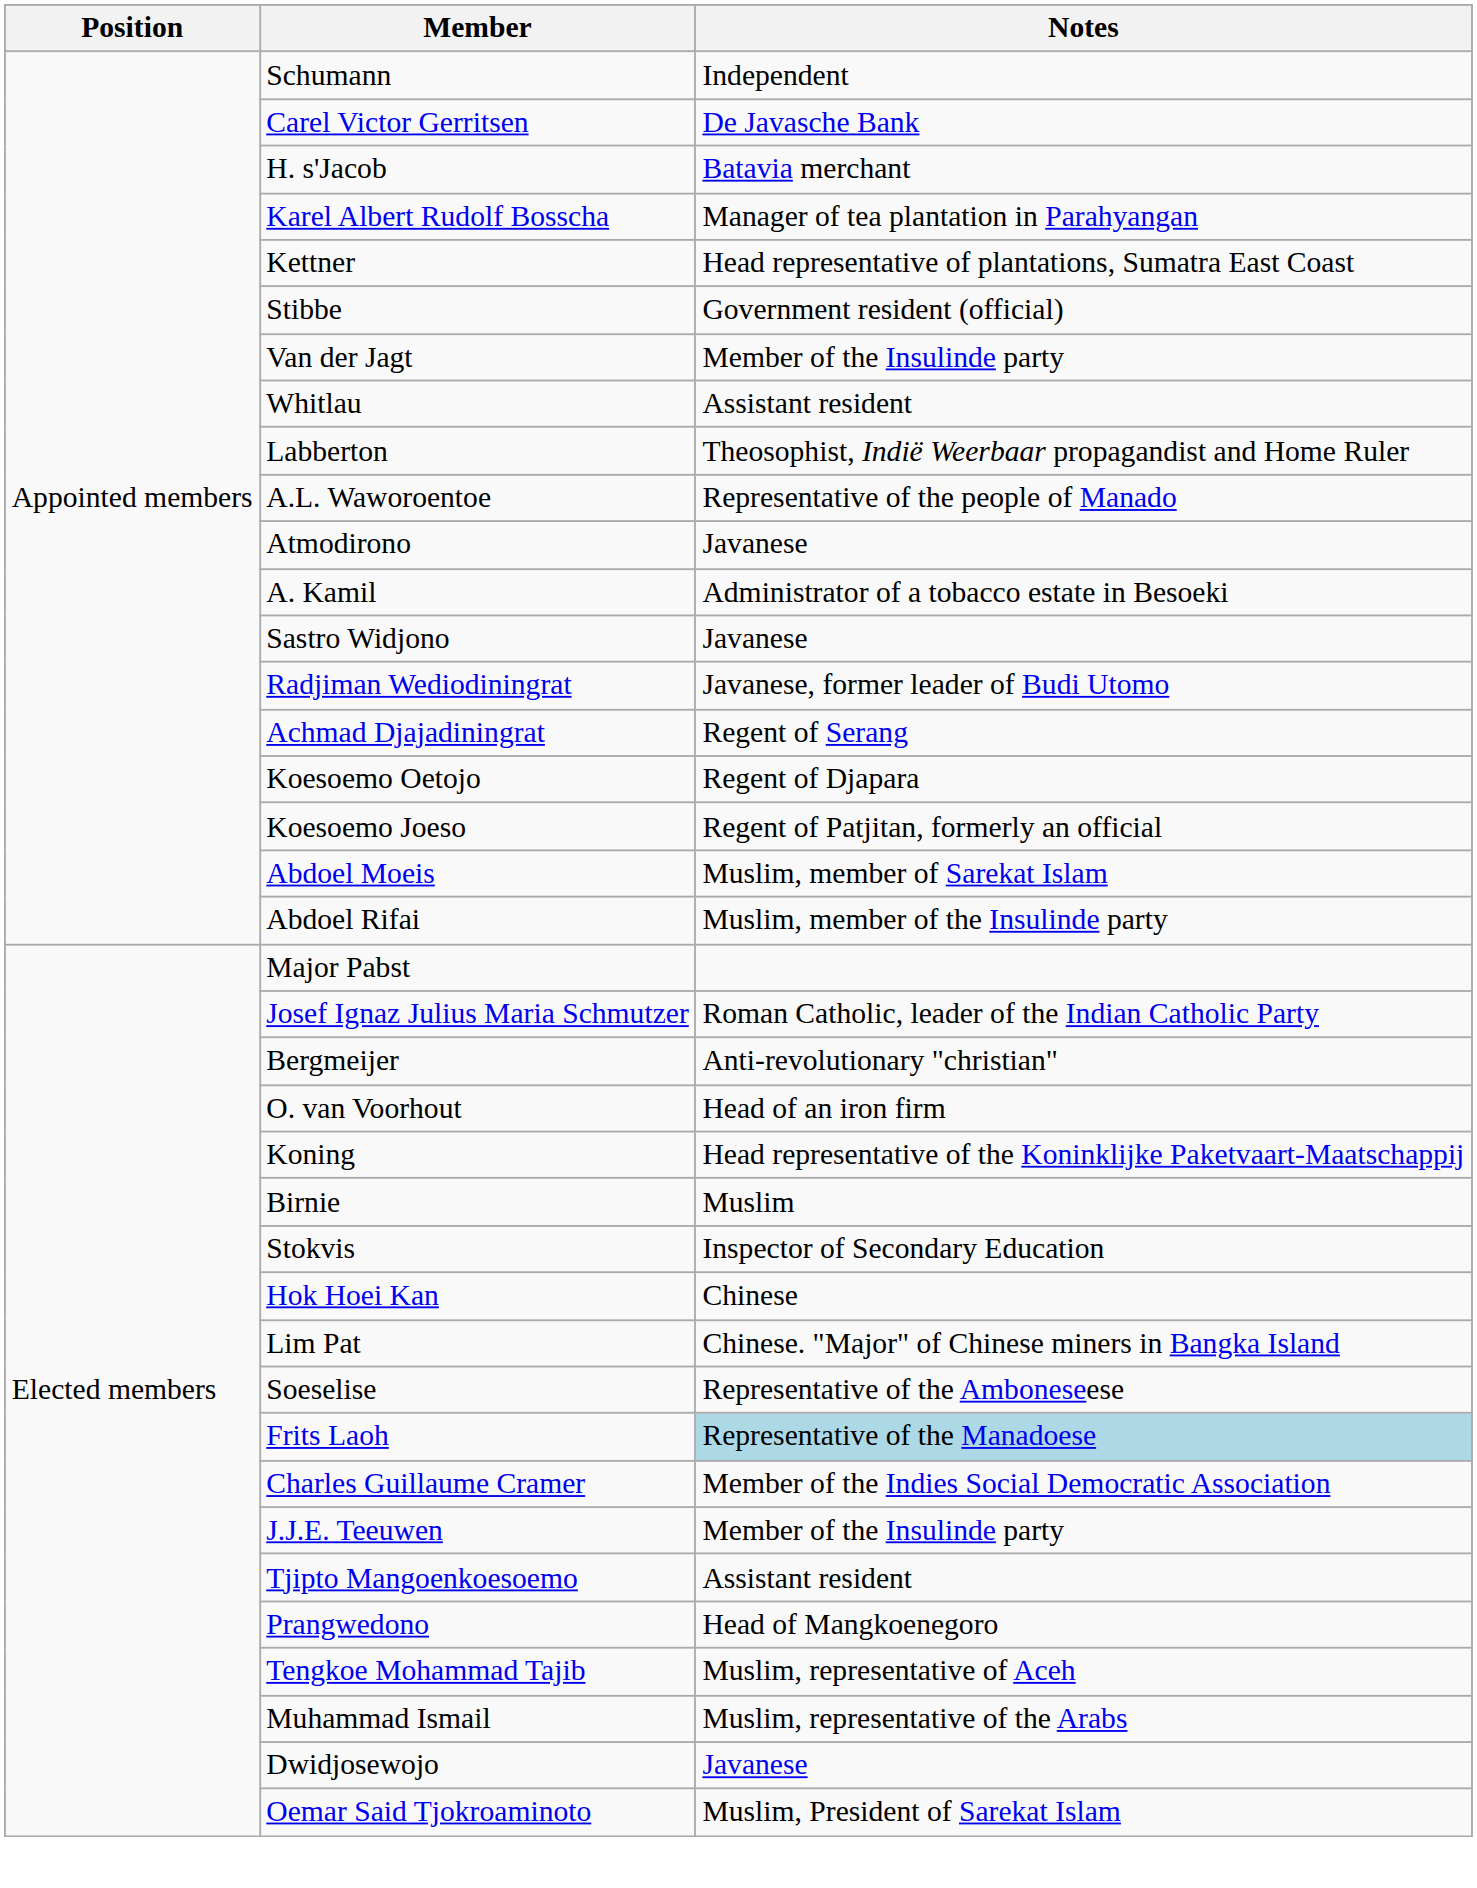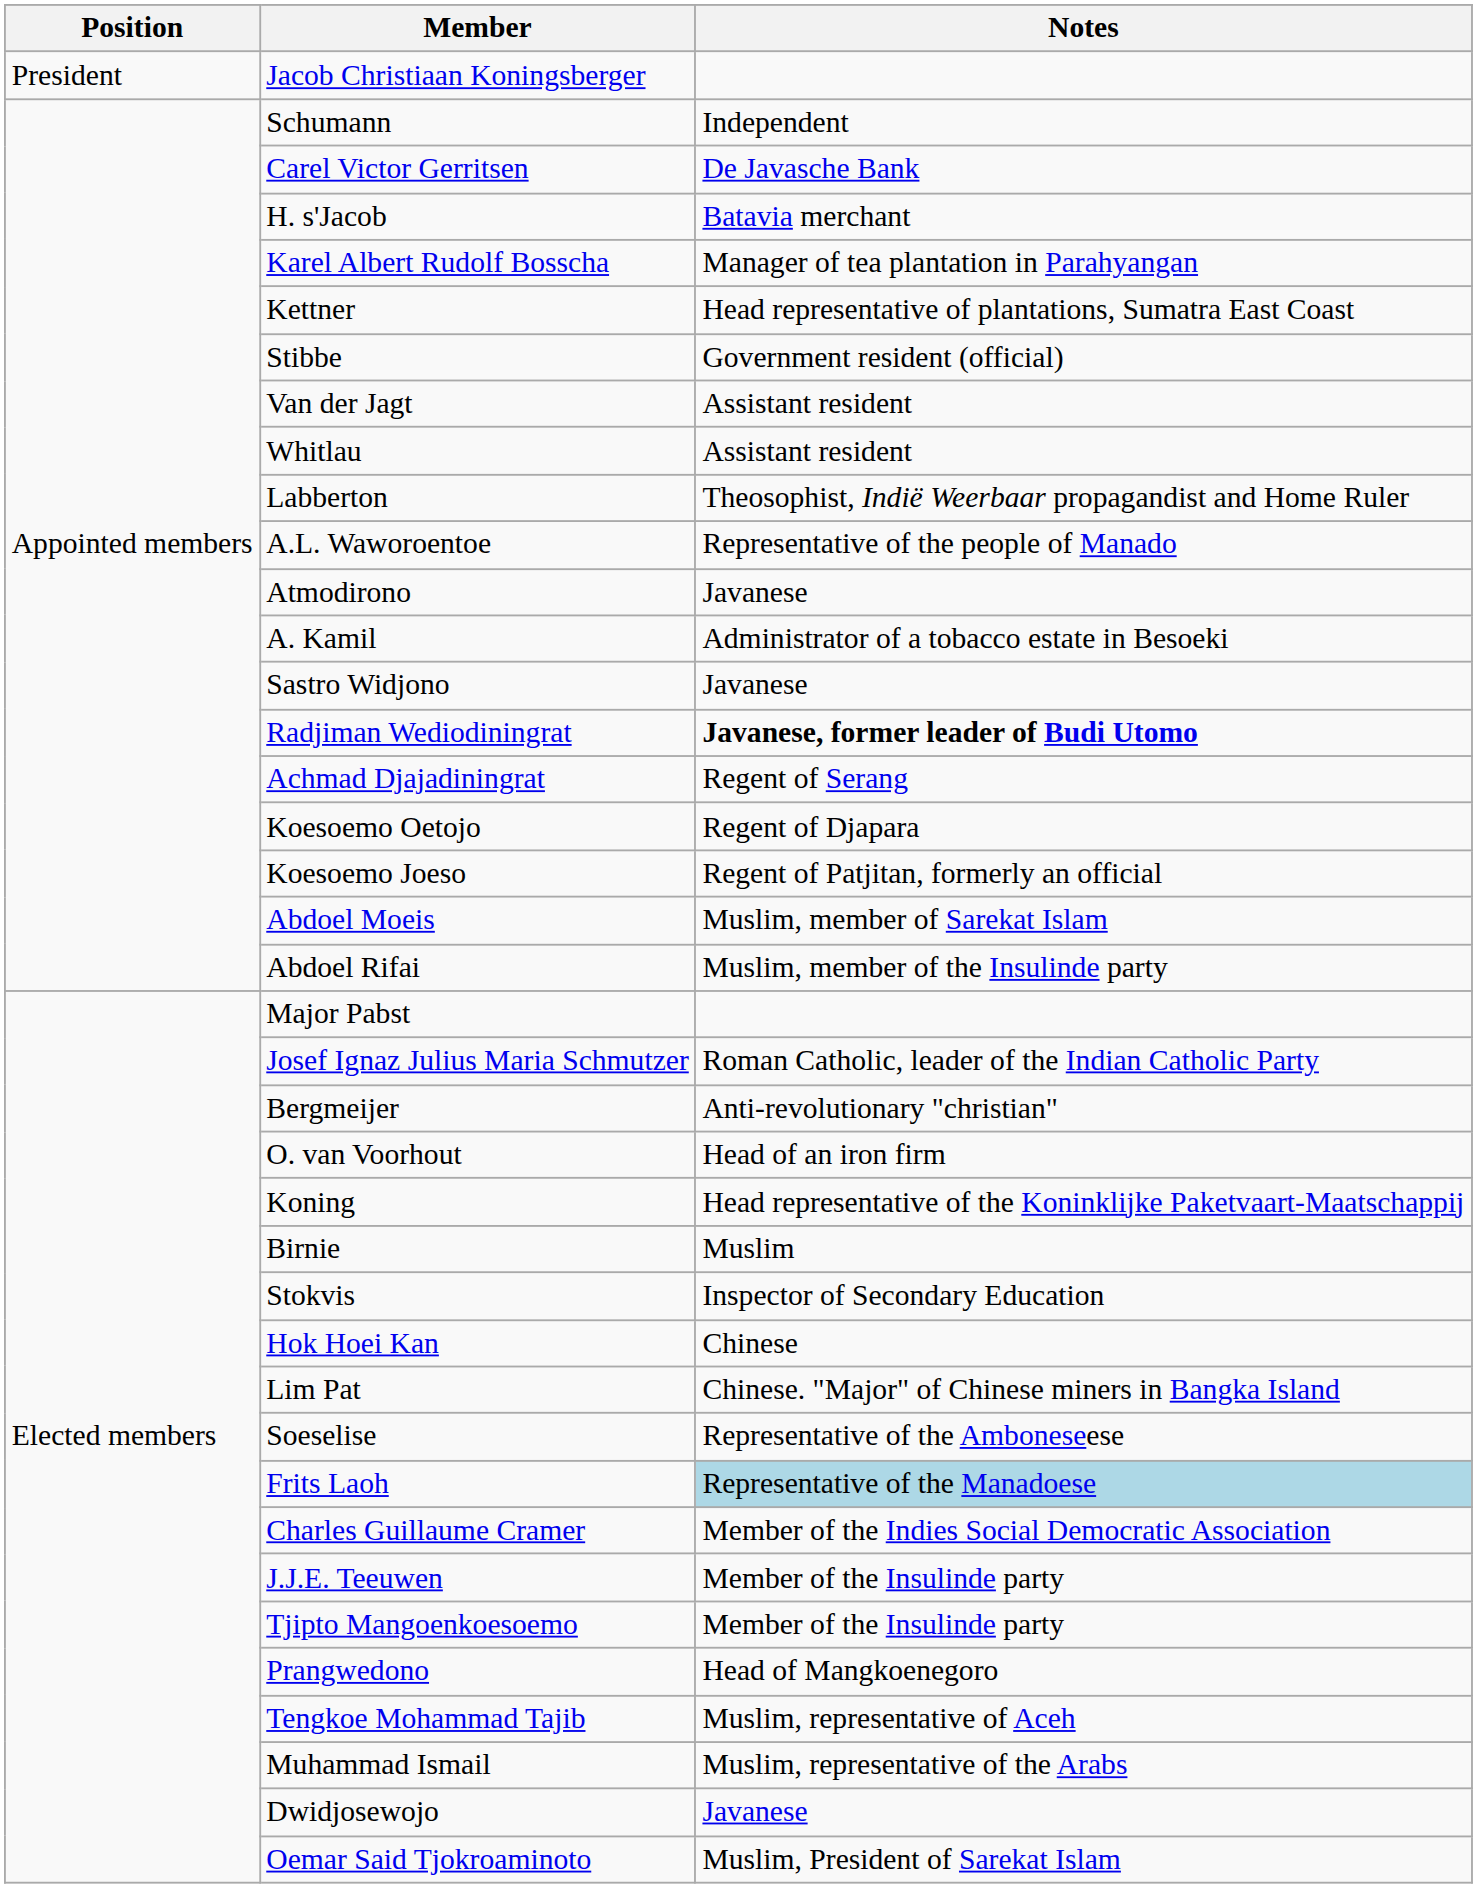+ row: (456, 74)
(883, 356) Member of the Insulinde party -> (807, 403) Assistant resident
(936, 685) normal -> (950, 732) bold
(807, 1577) Assistant resident -> (883, 1624) Member of the Insulinde party
